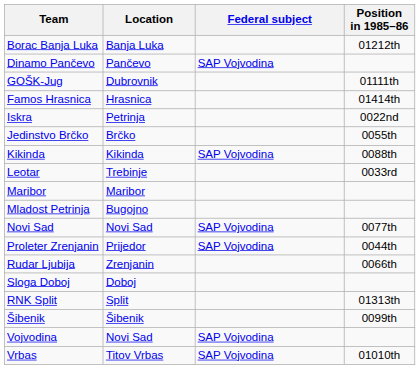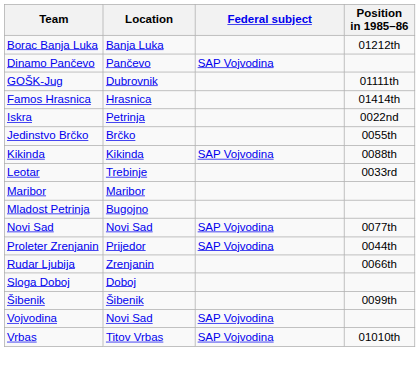- row: (32, 300)
